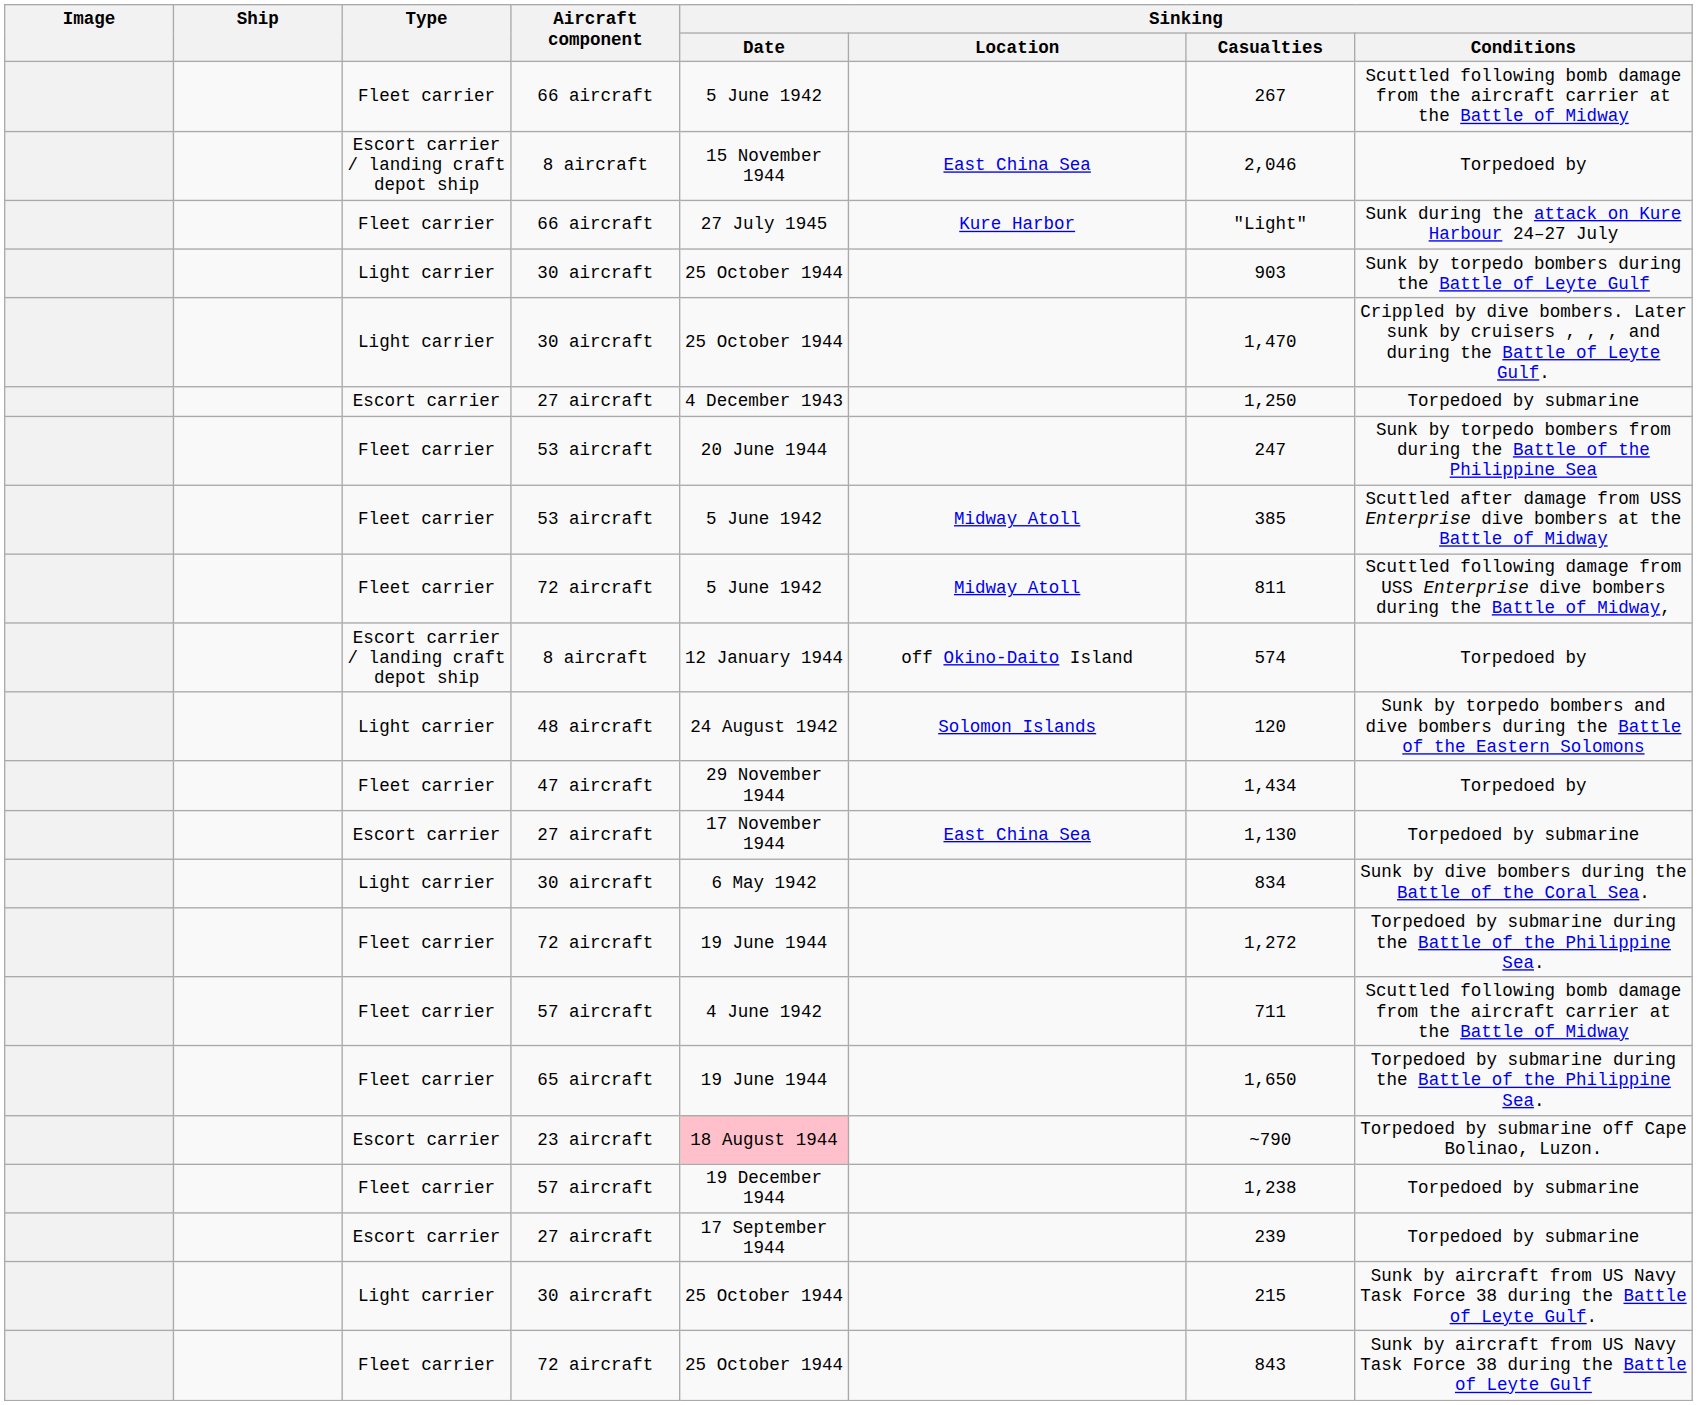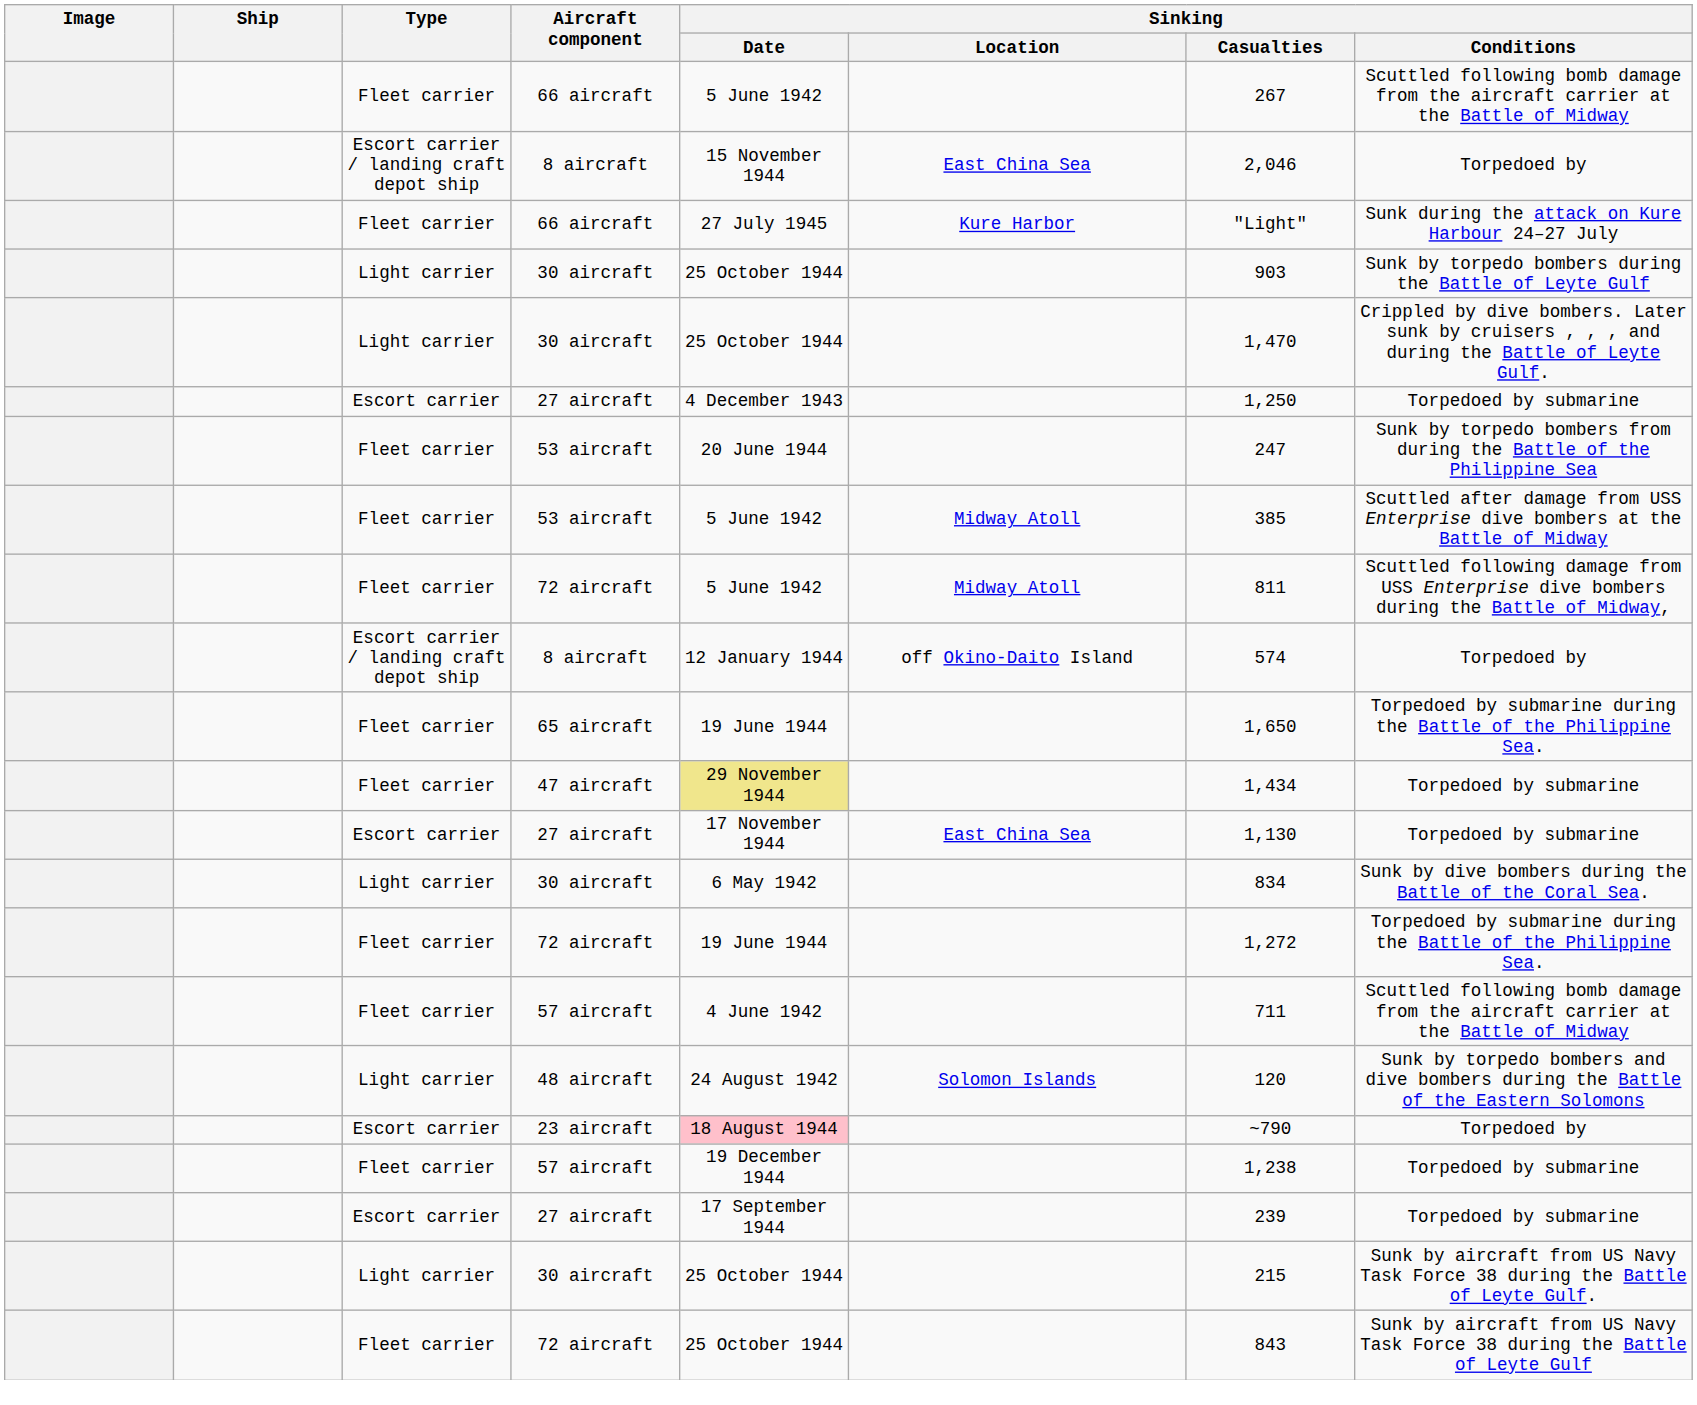rows swapped: (427, 727) <-> (427, 1081)
(764, 786) no background -> (764, 786) khaki background
(1523, 786) Torpedoed by -> (1523, 786) Torpedoed by submarine
(1523, 1140) Torpedoed by submarine off Cape Bolinao, Luzon. -> (1523, 1129) Torpedoed by
